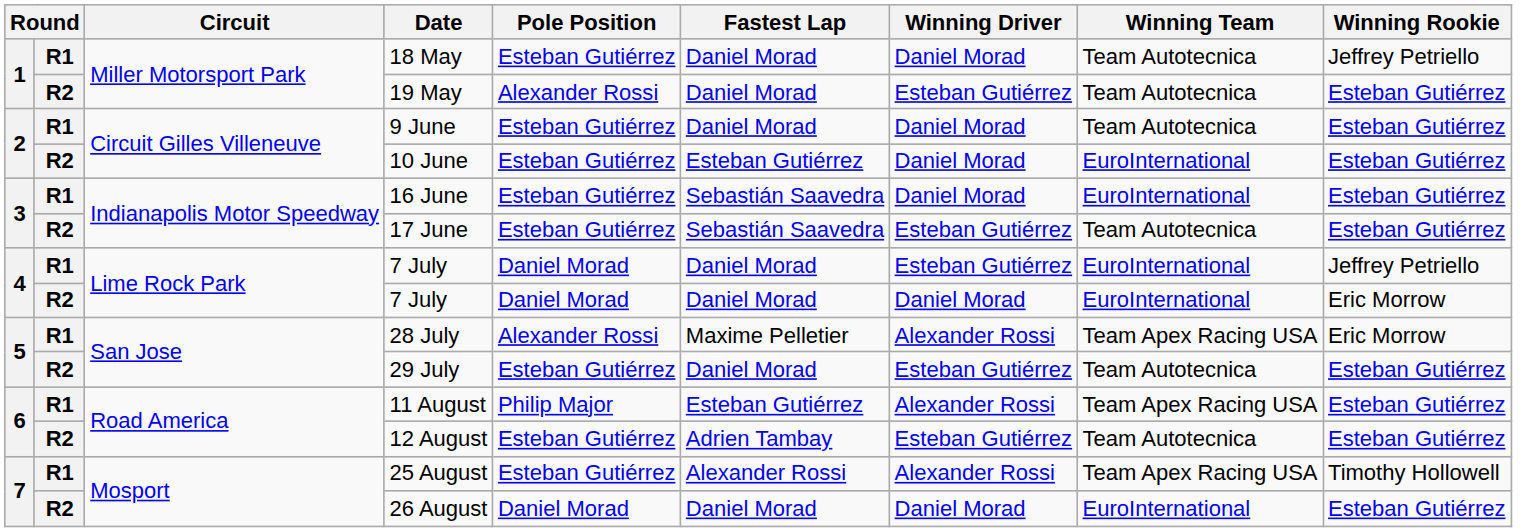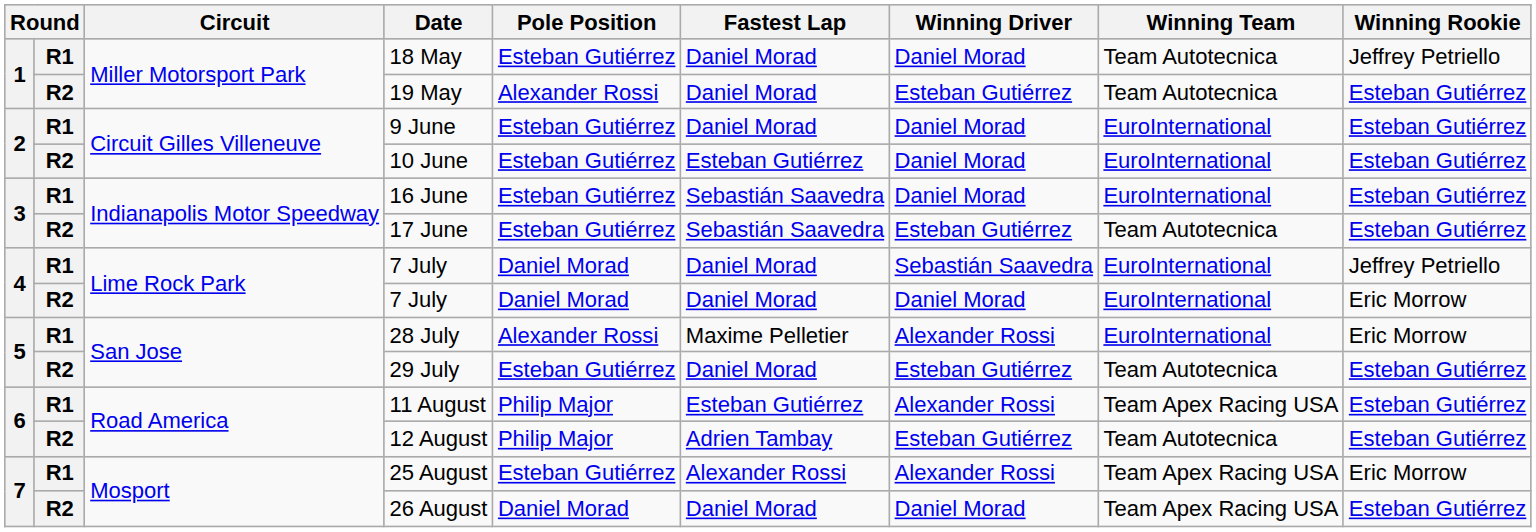(1169, 126) Team Autotecnica -> (1187, 126) EuroInternational
(983, 265) Esteban Gutiérrez -> (994, 265) Sebastián Saavedra
(1200, 334) Team Apex Racing USA -> (1187, 334) EuroInternational
(587, 439) Esteban Gutiérrez -> (555, 439) Philip Major
(1414, 473) Timothy Hollowell -> (1408, 473) Eric Morrow
(1166, 508) EuroInternational -> (1221, 508) Team Apex Racing USA
